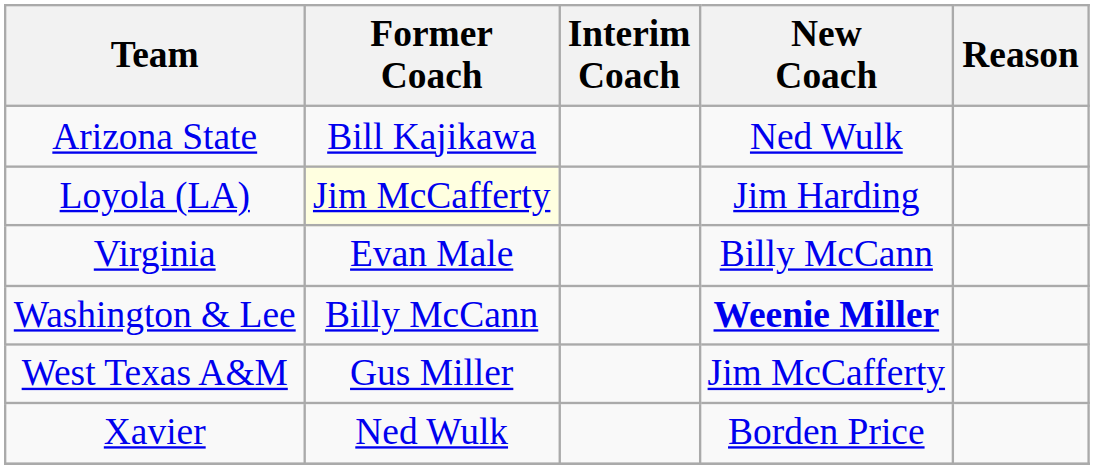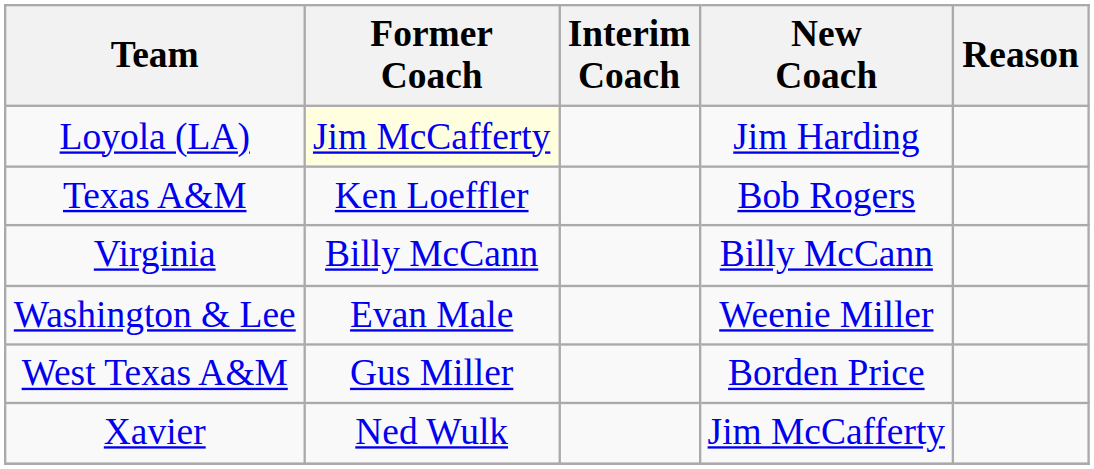- row: (155, 135)
+ row: (155, 195)
(432, 254) Evan Male -> (432, 254) Billy McCann
(432, 313) Billy McCann -> (432, 313) Evan Male
(826, 313) bold -> (826, 313) normal
(826, 373) Jim McCafferty -> (826, 373) Borden Price
(826, 432) Borden Price -> (826, 432) Jim McCafferty
